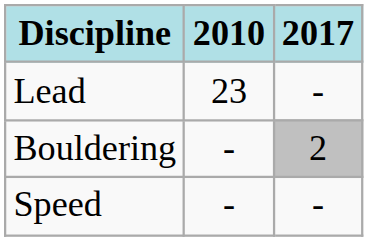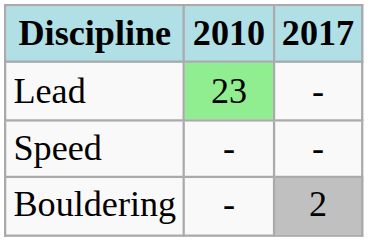(229, 90) no background -> (229, 90) lightgreen background
rows swapped: (95, 147) <-> (58, 205)
